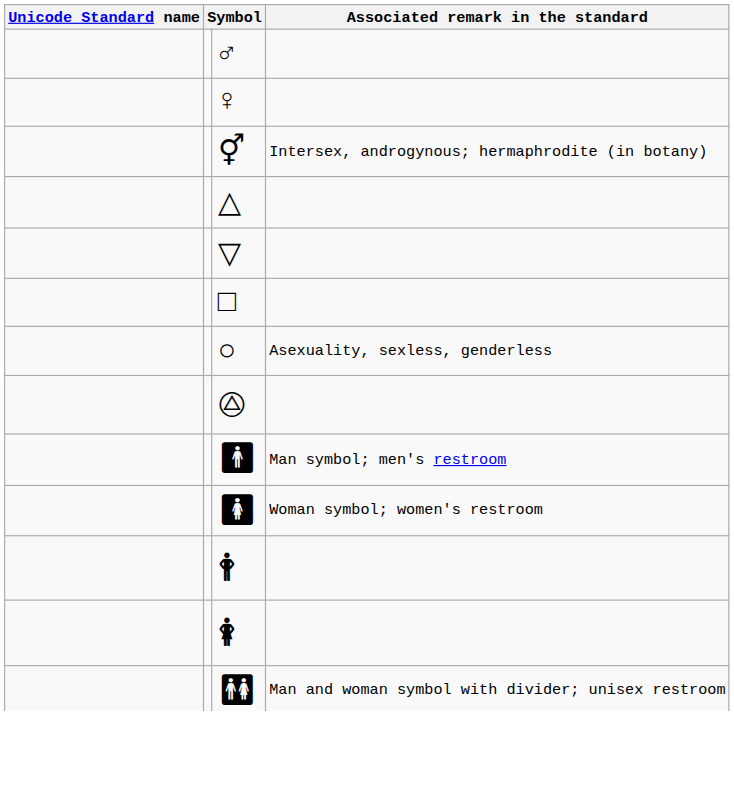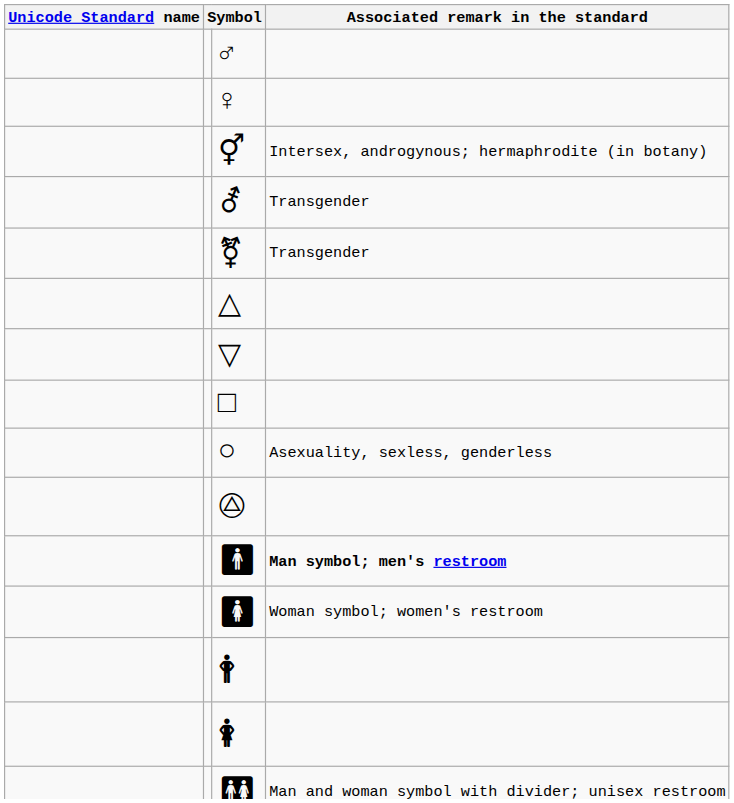+ row: (231, 203)
+ row: (231, 254)
(388, 460) normal -> (388, 561) bold
